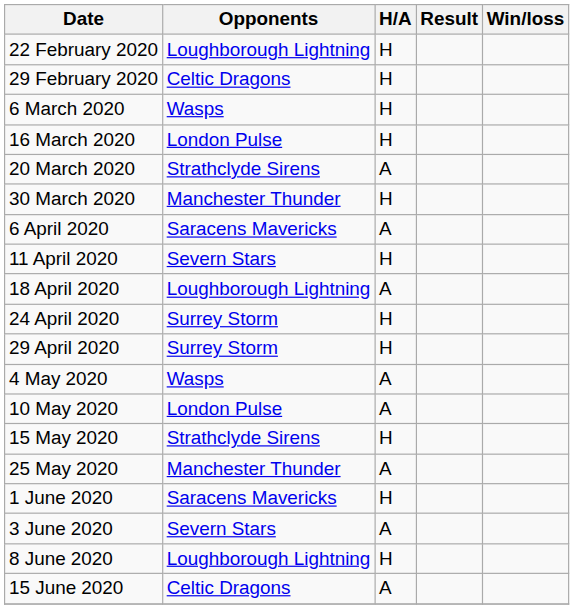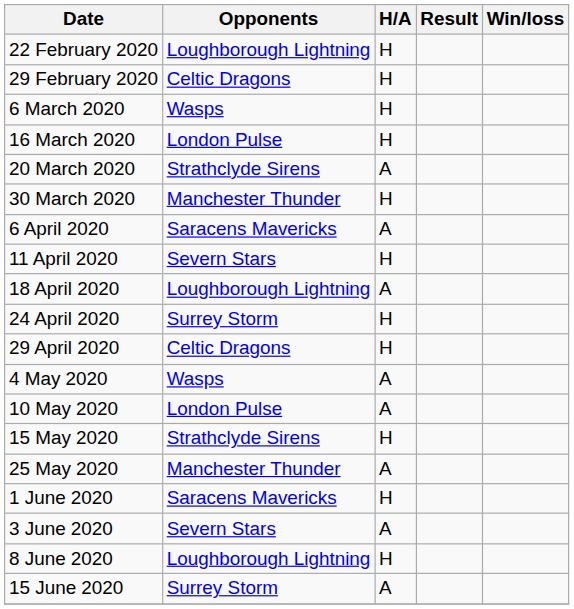(222, 348) Surrey Storm -> (229, 348) Celtic Dragons
(229, 588) Celtic Dragons -> (222, 588) Surrey Storm
